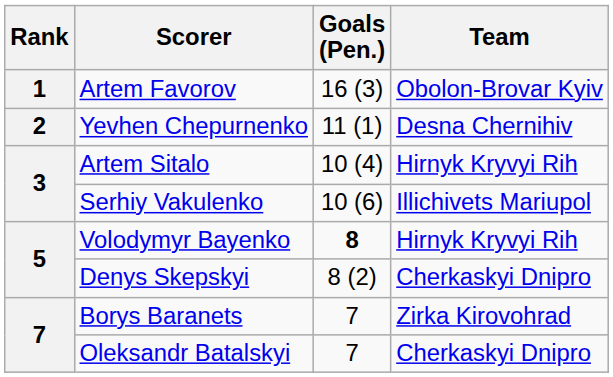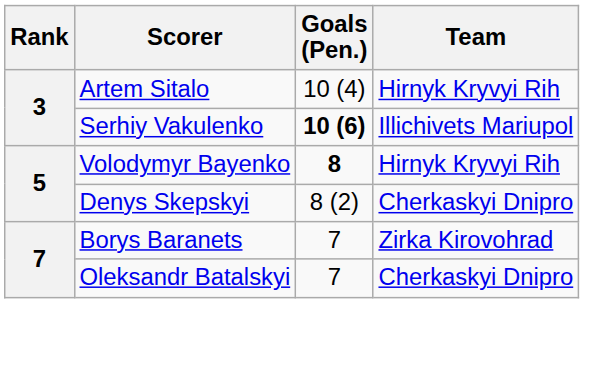- row: (158, 88)
- row: (194, 126)
(352, 202) normal -> (334, 126) bold
